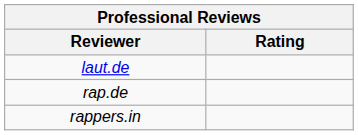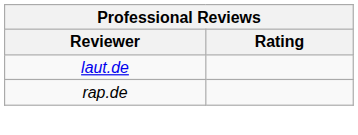- row: (105, 117)
